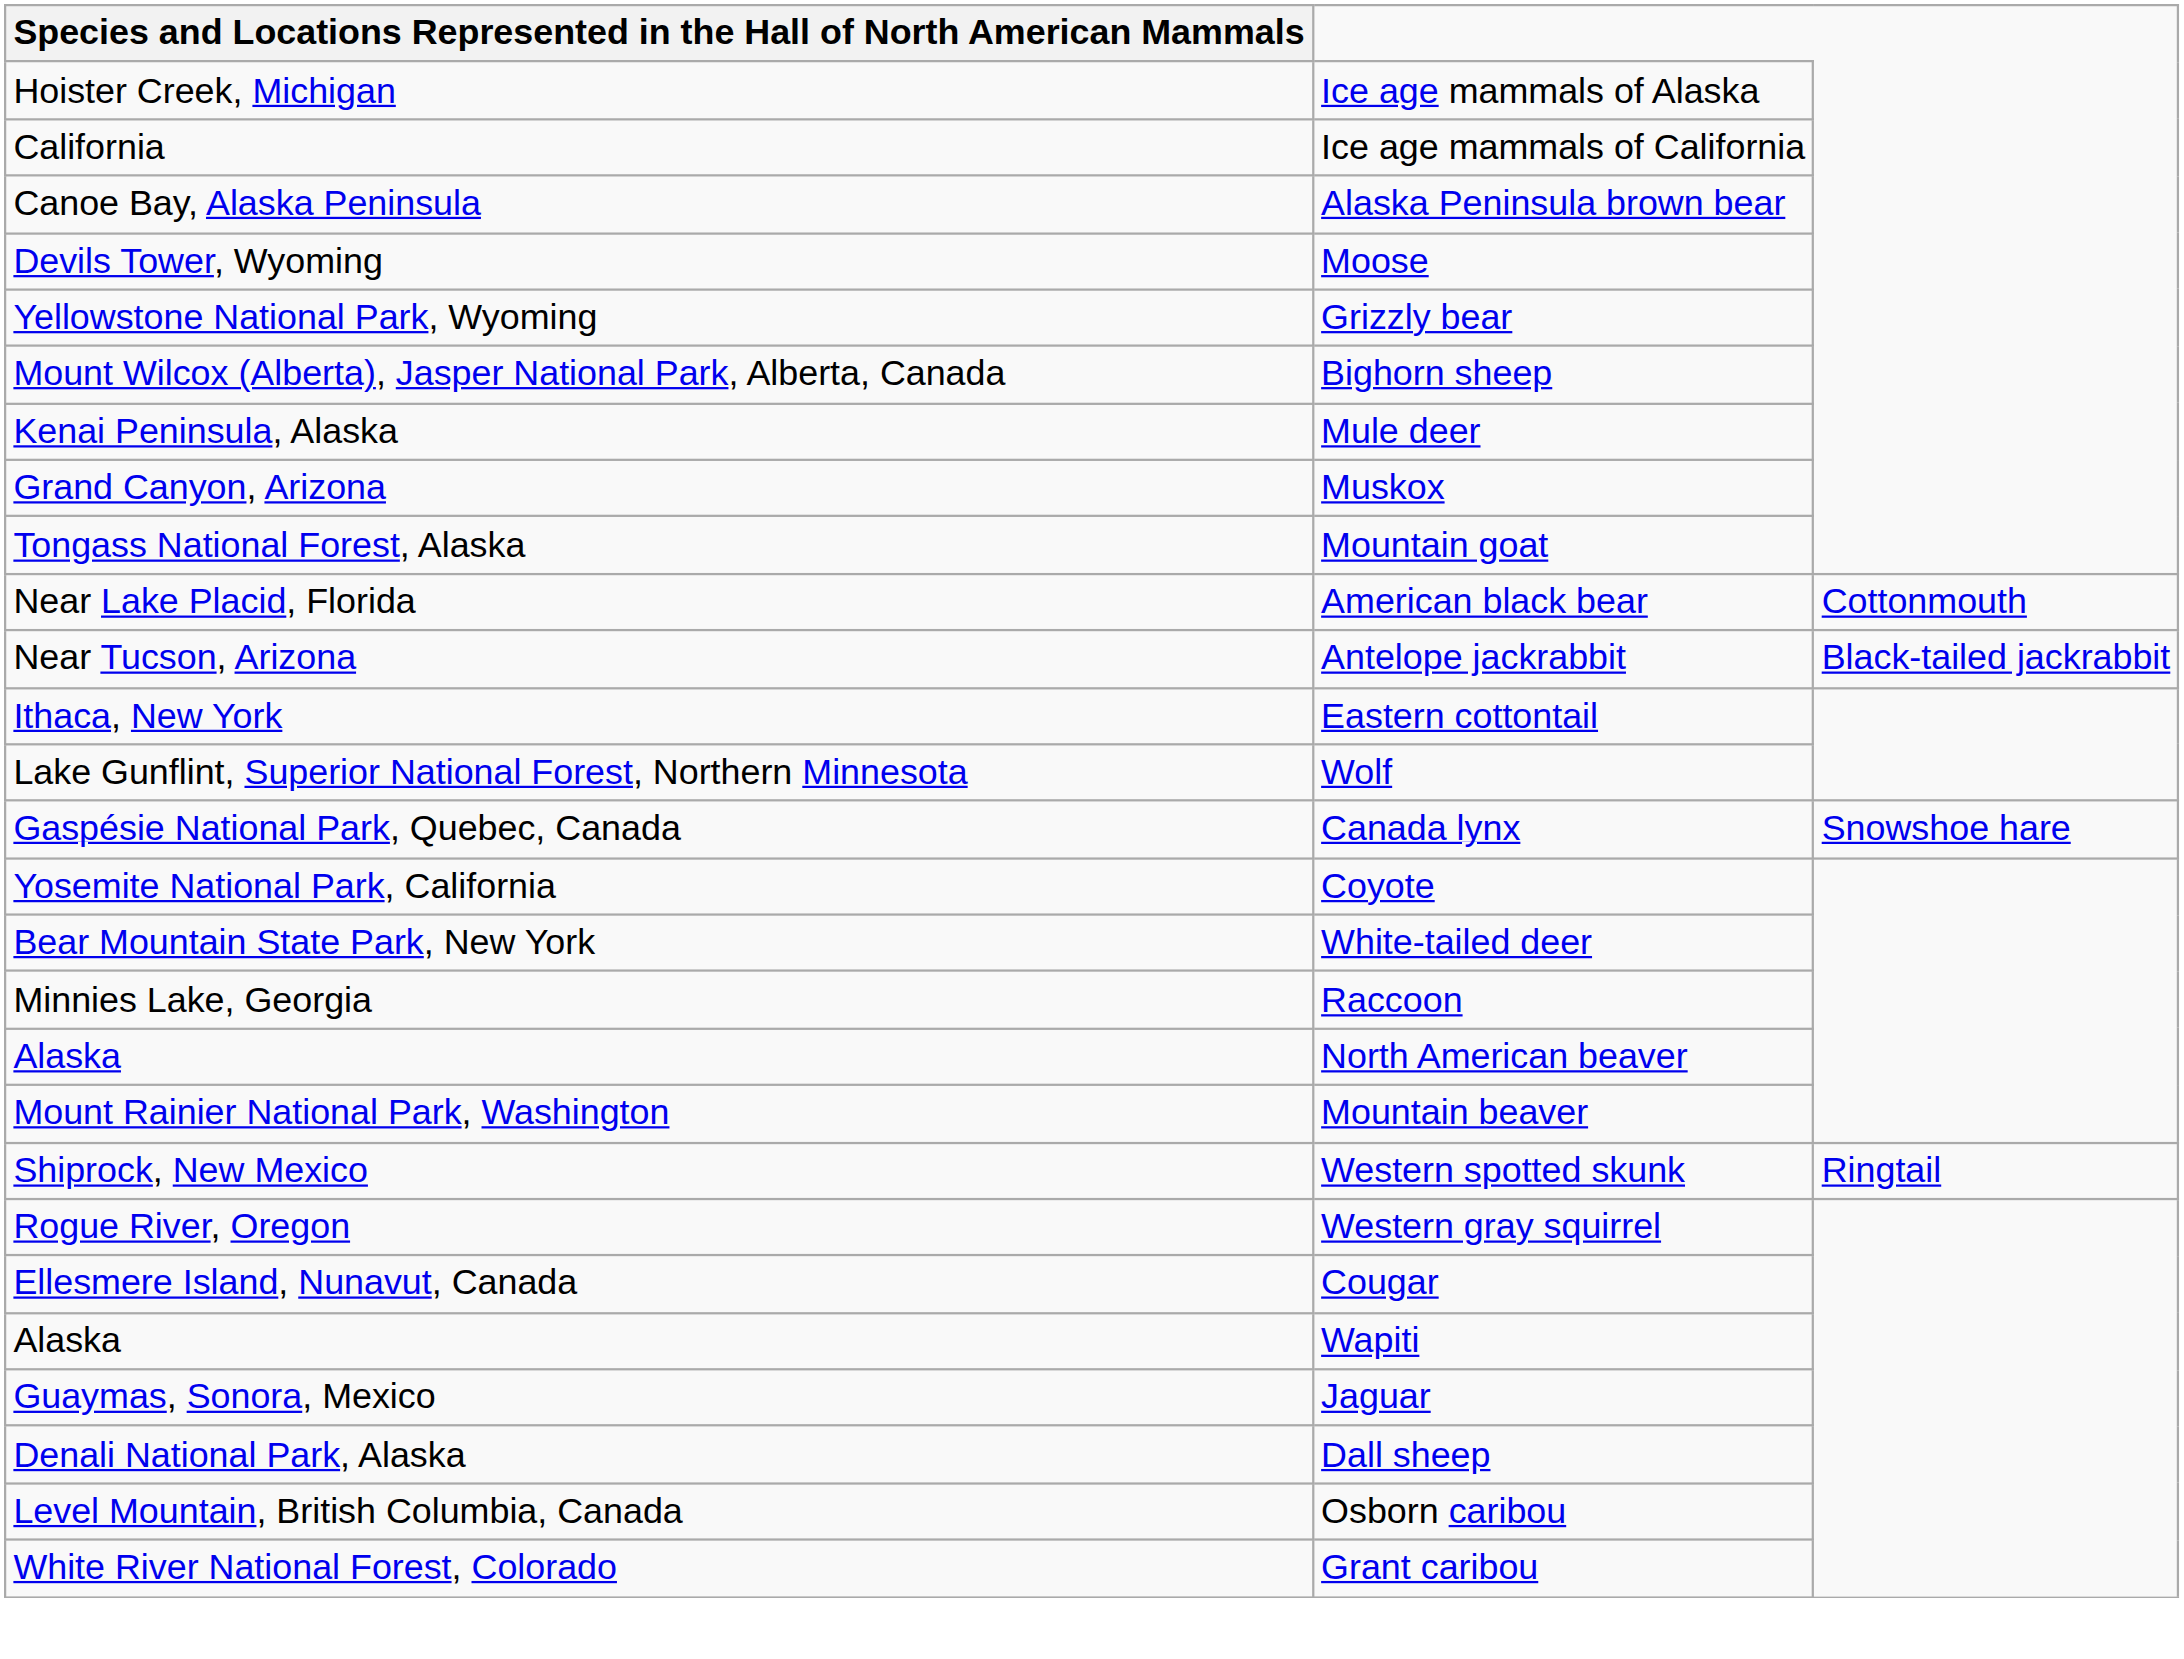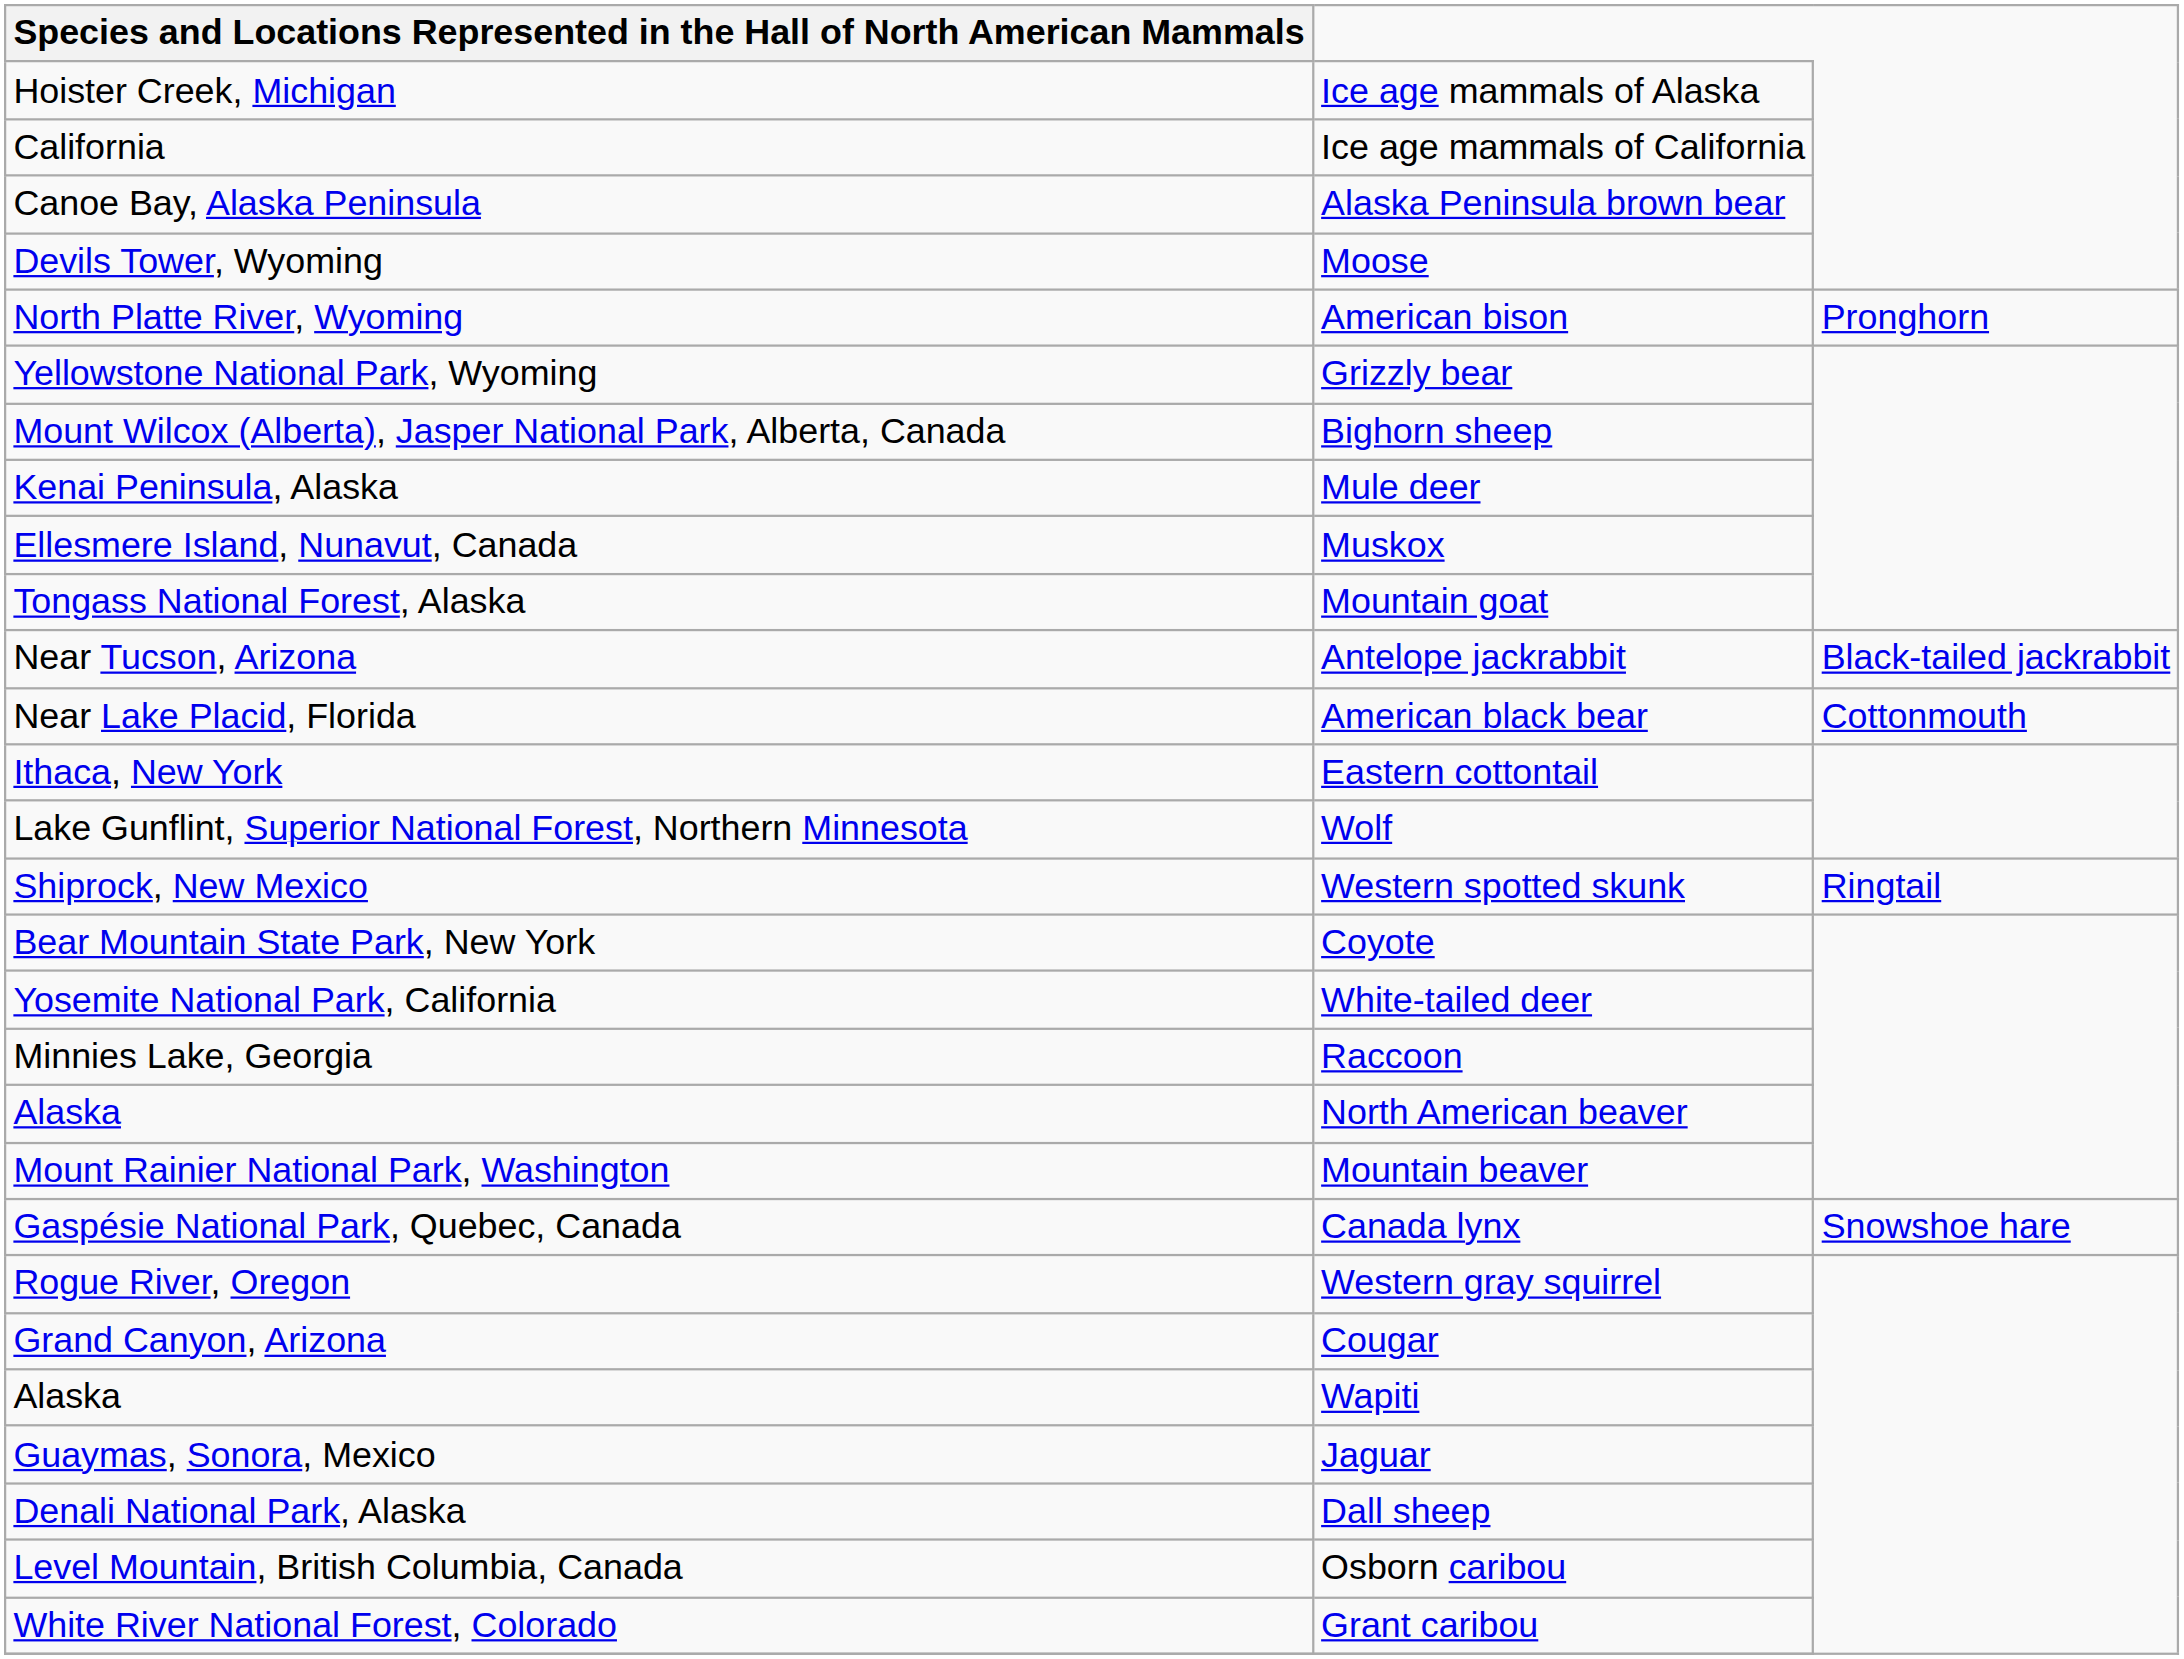+ row: (1445, 317)
(200, 487) Grand Canyon, Arizona -> (295, 544) Ellesmere Island, Nunavut, Canada
rows swapped: (1474, 658) <-> (1484, 601)
rows swapped: (1503, 1169) <-> (1421, 828)
(285, 885) Yosemite National Park, California -> (304, 942) Bear Mountain State Park, New York
(304, 942) Bear Mountain State Park, New York -> (285, 999) Yosemite National Park, California
(295, 1283) Ellesmere Island, Nunavut, Canada -> (200, 1340) Grand Canyon, Arizona
